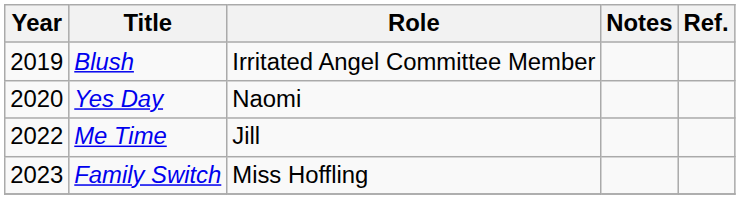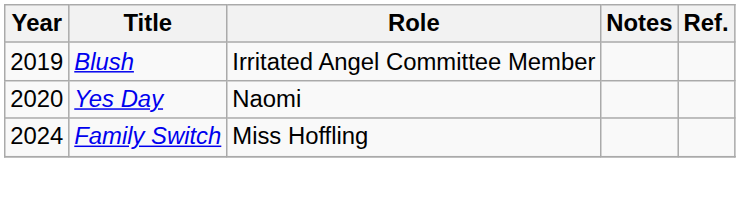- row: (121, 136)
(37, 174) 2023 -> (37, 136) 2024
